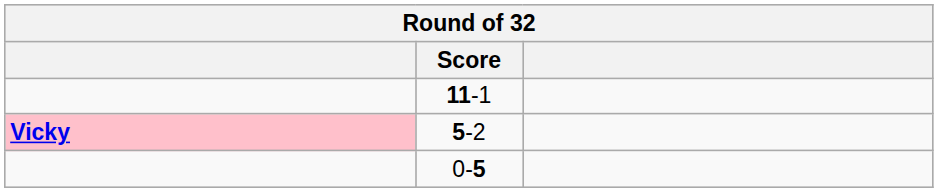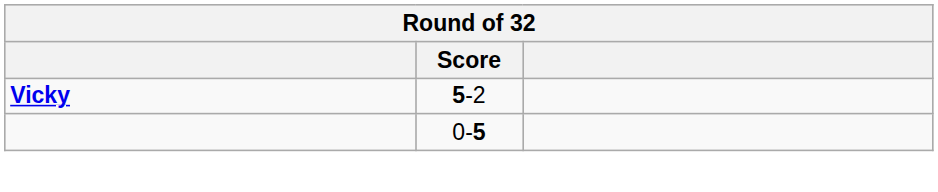- row: (469, 96)
(40, 133) pink background -> (40, 96) no background
